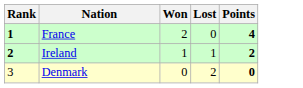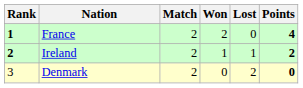+ column: (180, 14)
